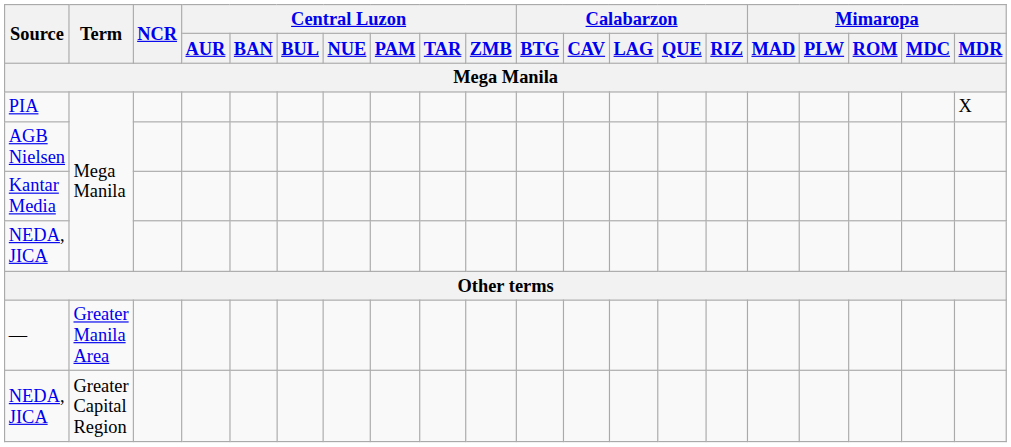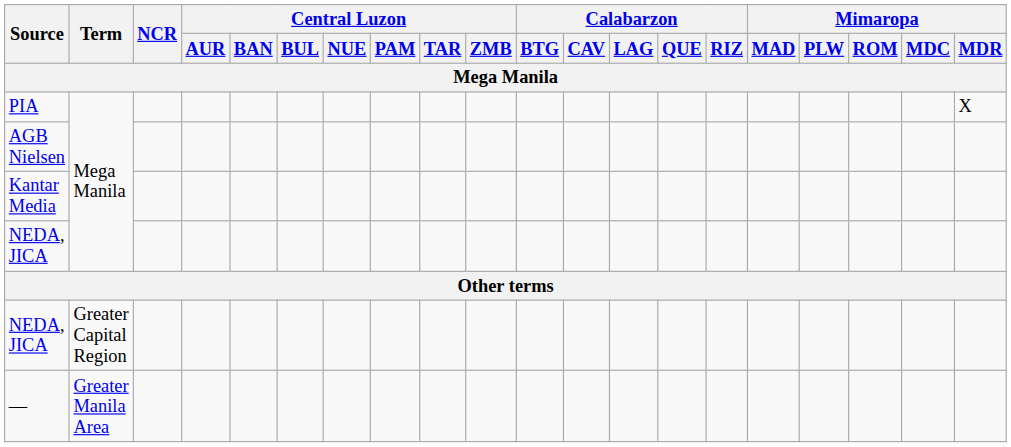rows swapped: (18, 335) <-> (37, 405)
